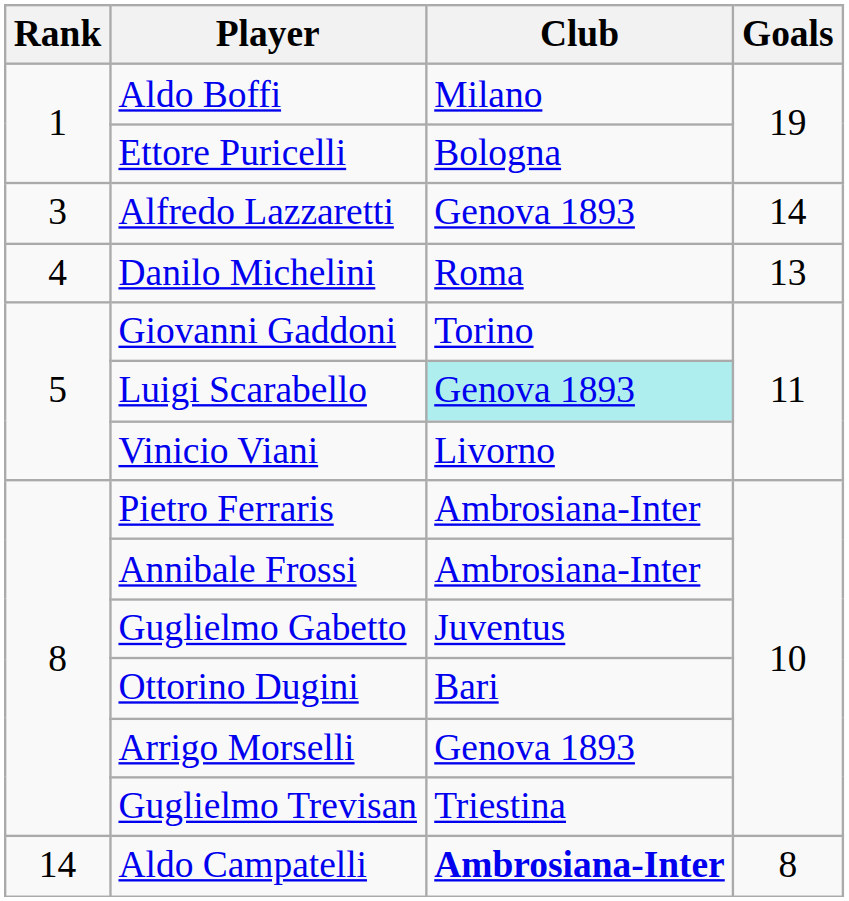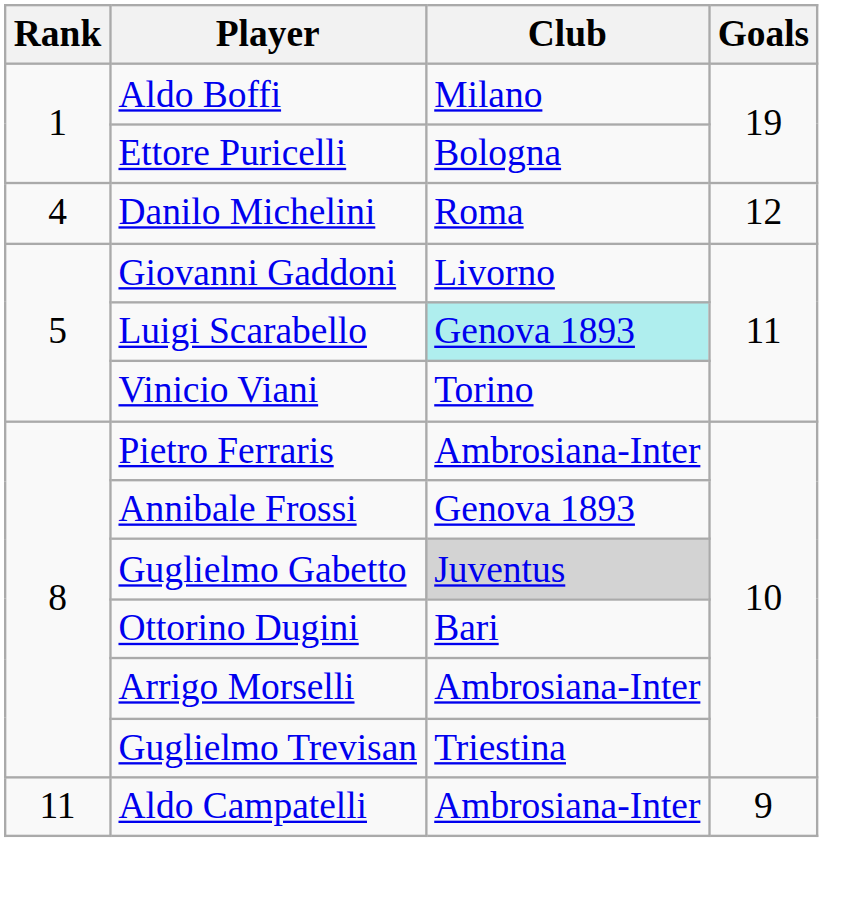- row: (256, 212)
(788, 271) 13 -> (763, 212) 12
(484, 331) Torino -> (495, 271) Livorno
(495, 449) Livorno -> (484, 390) Torino
(567, 568) Ambrosiana-Inter -> (535, 509) Genova 1893
(500, 627) no background -> (500, 568) lightgrey background
(535, 746) Genova 1893 -> (567, 687) Ambrosiana-Inter
(57, 865) 14 -> (57, 806) 11
(579, 865) bold -> (567, 806) normal
(788, 865) 8 -> (763, 806) 9
